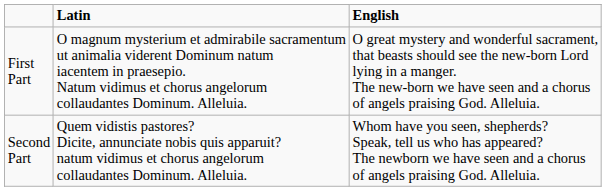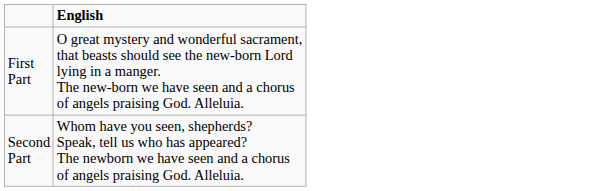- column: (74, 15)
